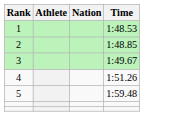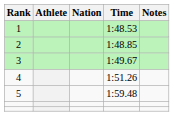+ column: (154, 12)
